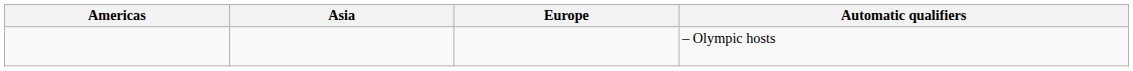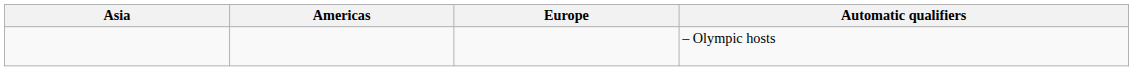columns swapped: (117, 15) <-> (342, 15)
